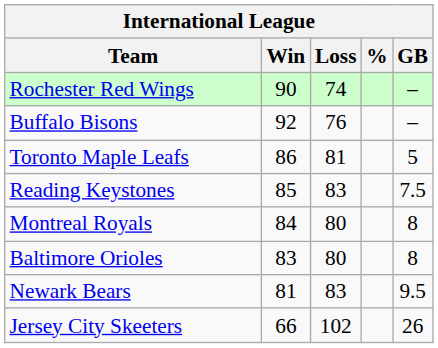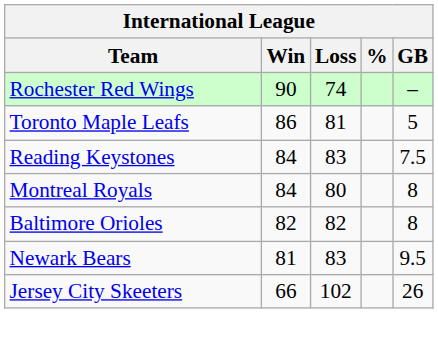- row: (74, 122)
(286, 190) 85 -> (286, 156) 84
(286, 257) 83 -> (286, 223) 82
(336, 257) 80 -> (336, 223) 82
